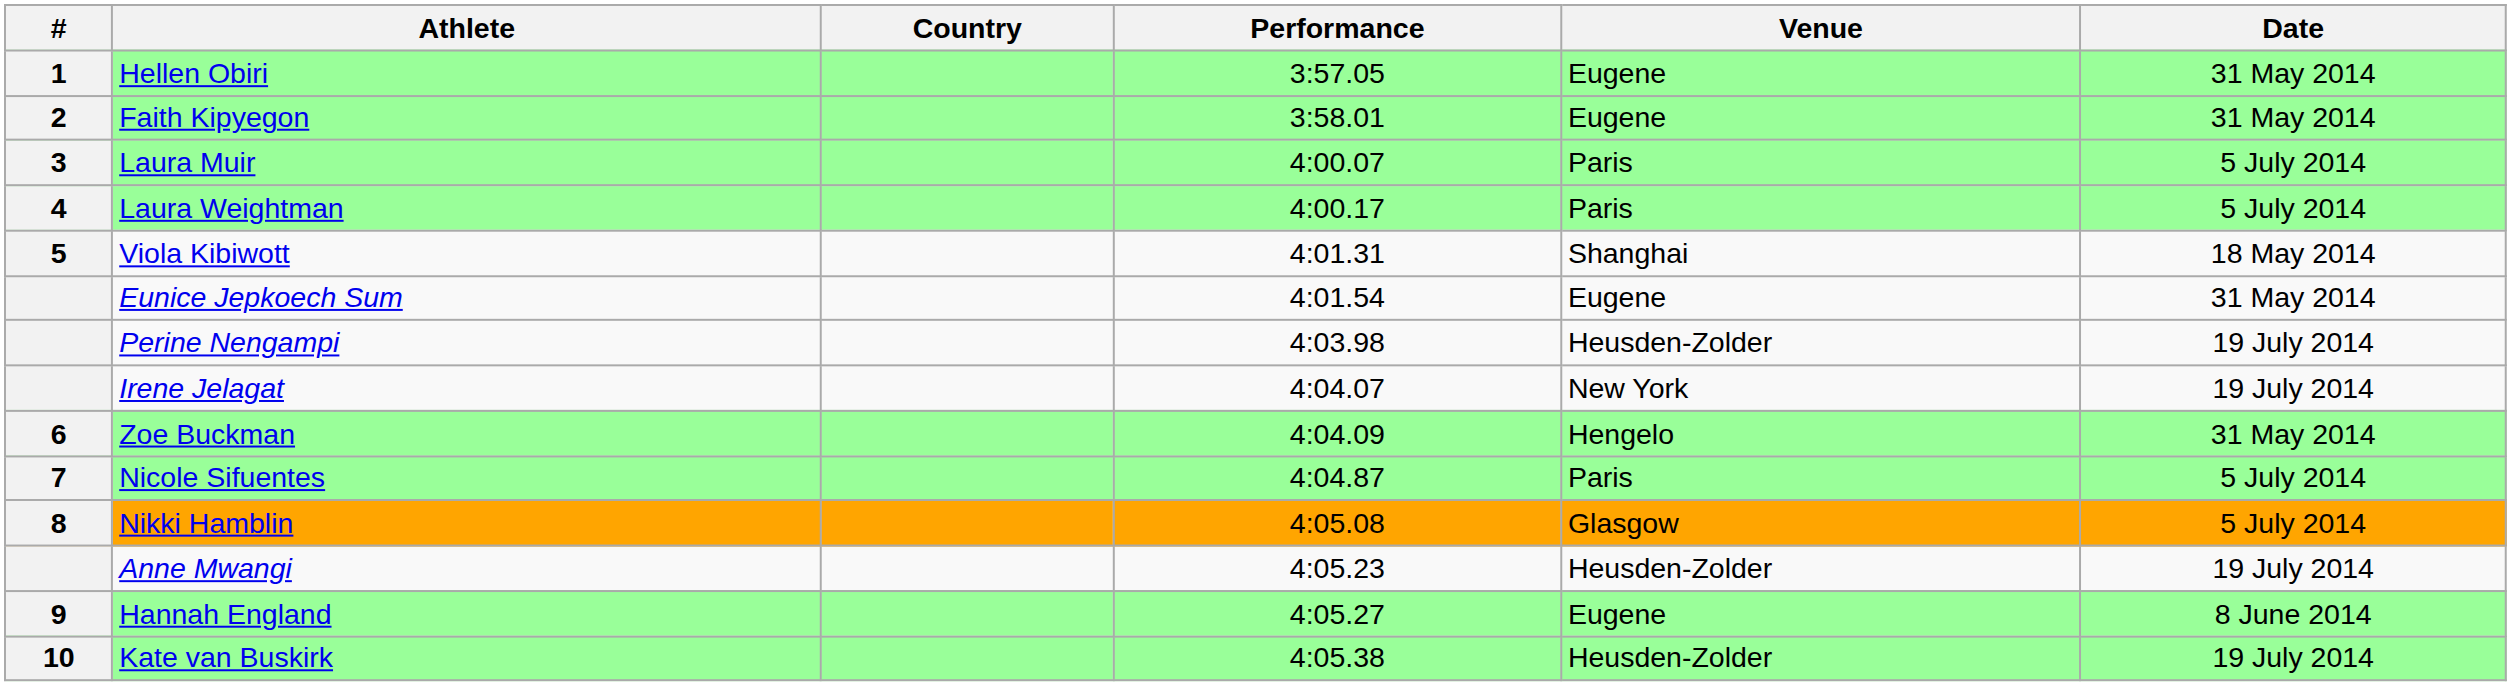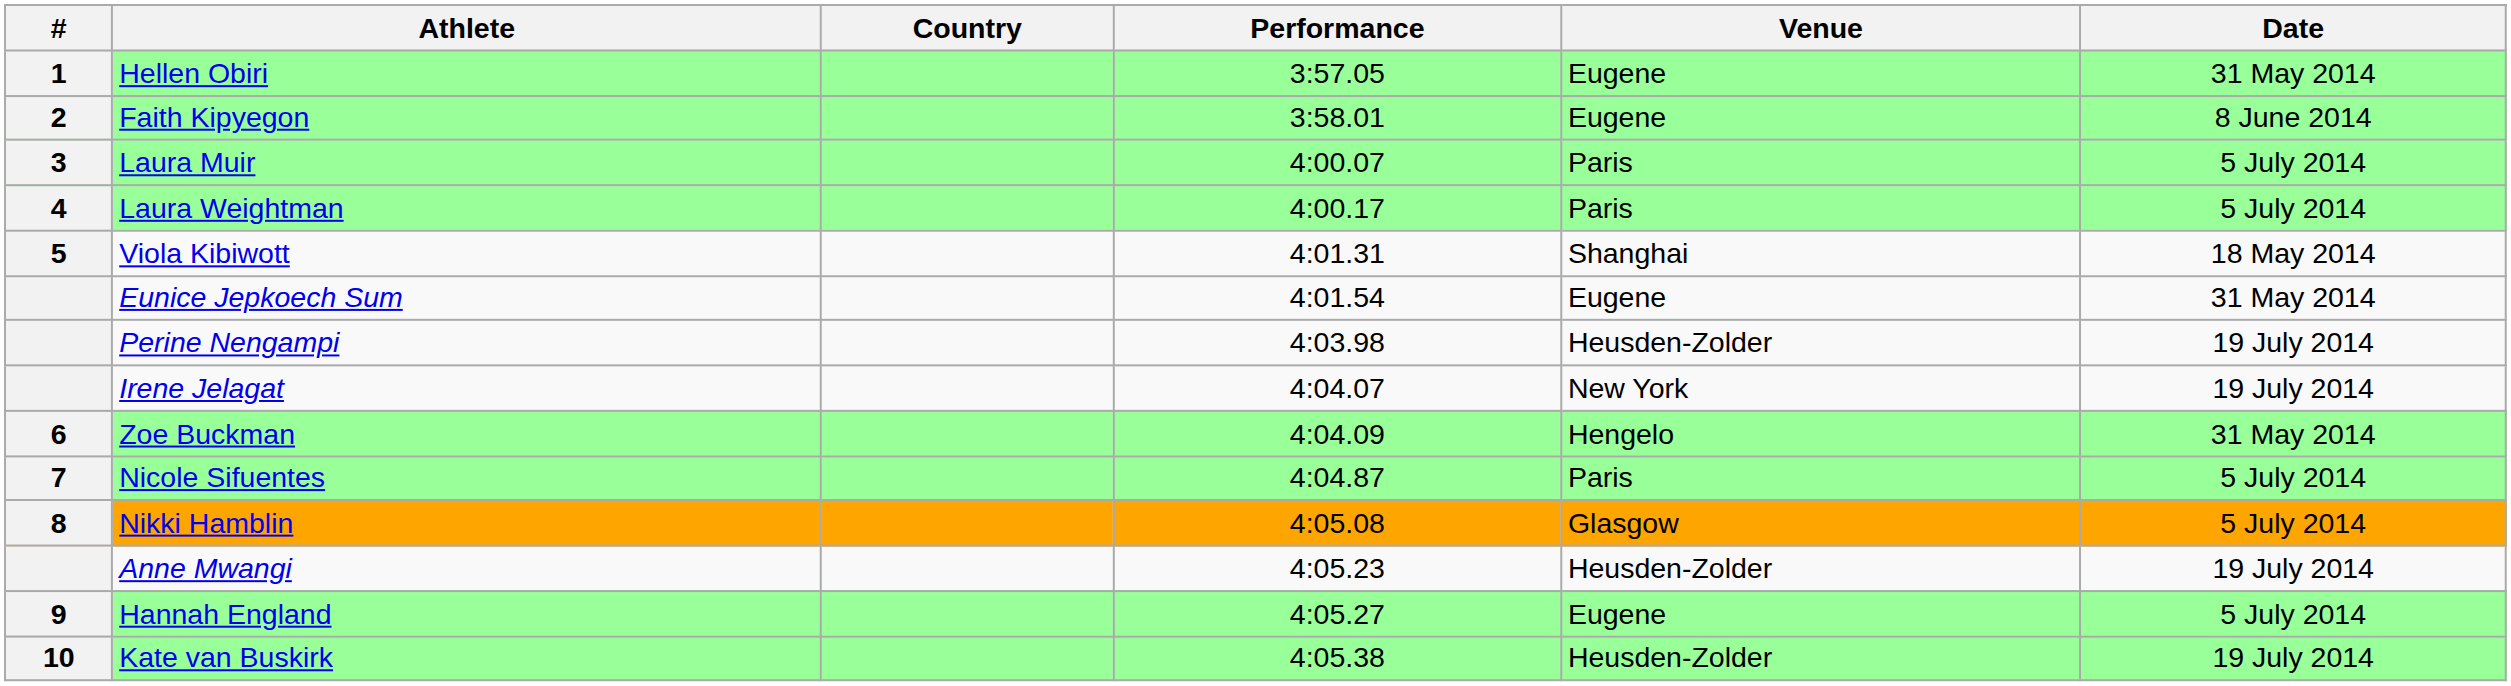(2293, 118) 31 May 2014 -> (2293, 118) 8 June 2014
(2293, 613) 8 June 2014 -> (2293, 613) 5 July 2014
